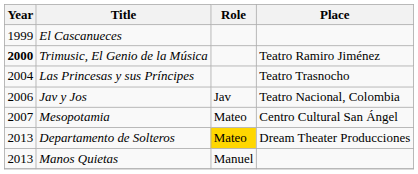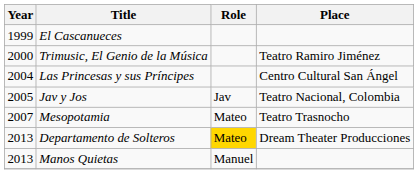(20, 55) bold -> (20, 55) normal
(304, 76) Teatro Trasnocho -> (329, 76) Centro Cultural San Ángel
(20, 96) 2006 -> (20, 96) 2005
(329, 117) Centro Cultural San Ángel -> (304, 117) Teatro Trasnocho
